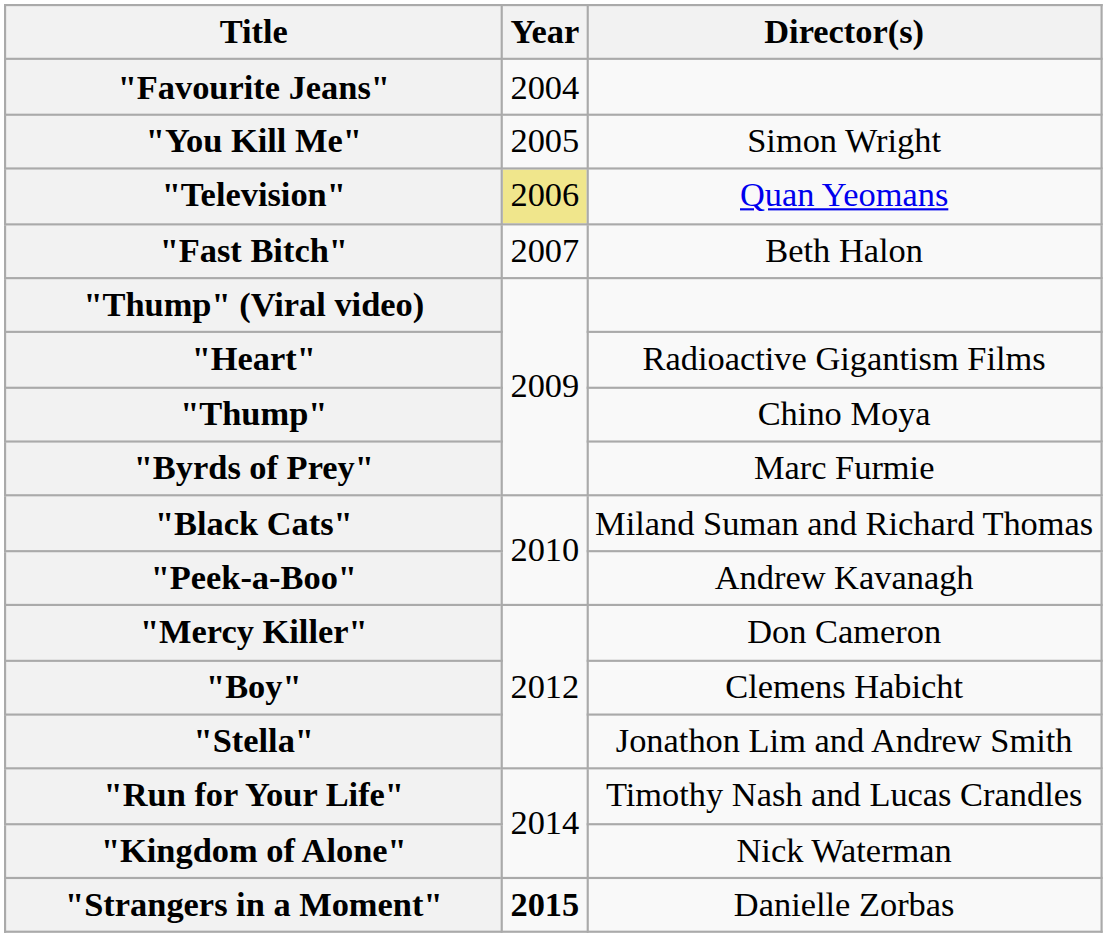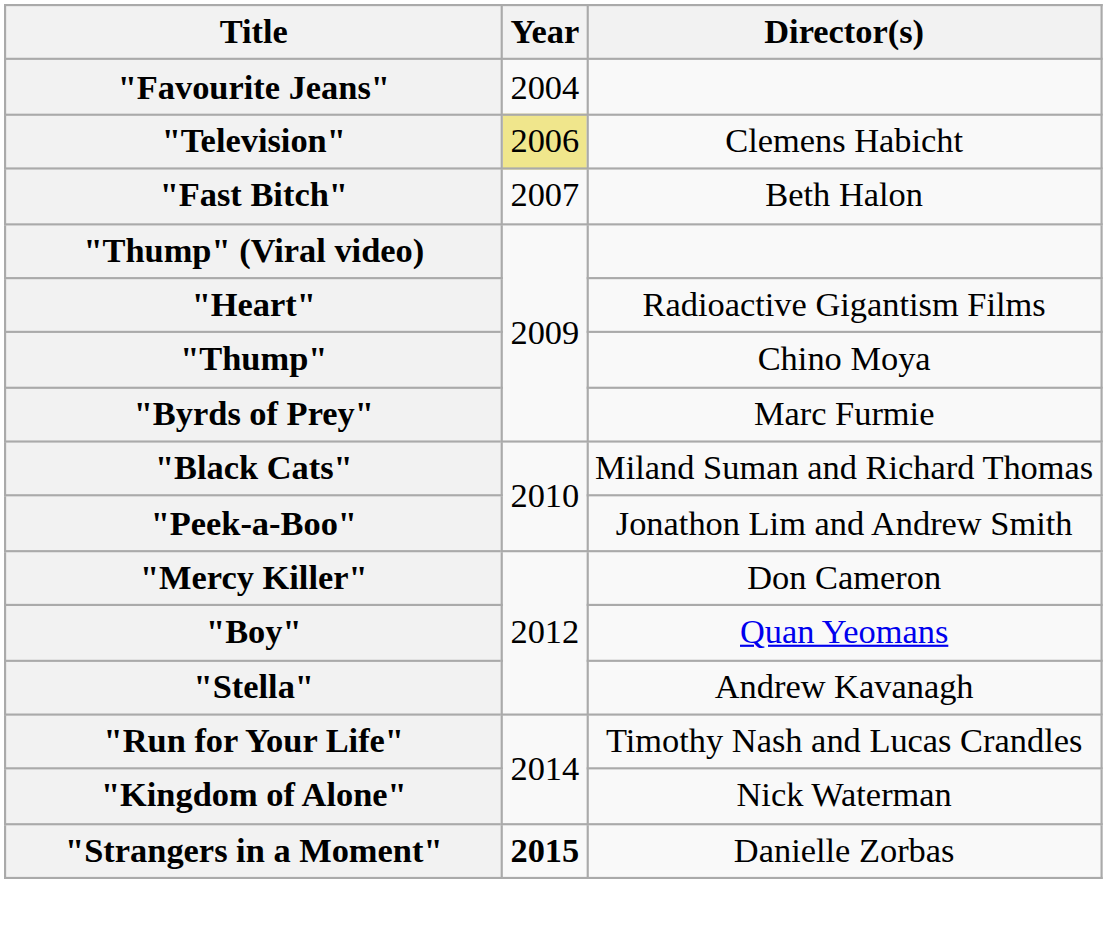- row: (254, 140)
(844, 195) Quan Yeomans -> (844, 140) Clemens Habicht
(844, 577) Andrew Kavanagh -> (844, 522) Jonathon Lim and Andrew Smith
(844, 686) Clemens Habicht -> (844, 631) Quan Yeomans
(844, 741) Jonathon Lim and Andrew Smith -> (844, 686) Andrew Kavanagh
